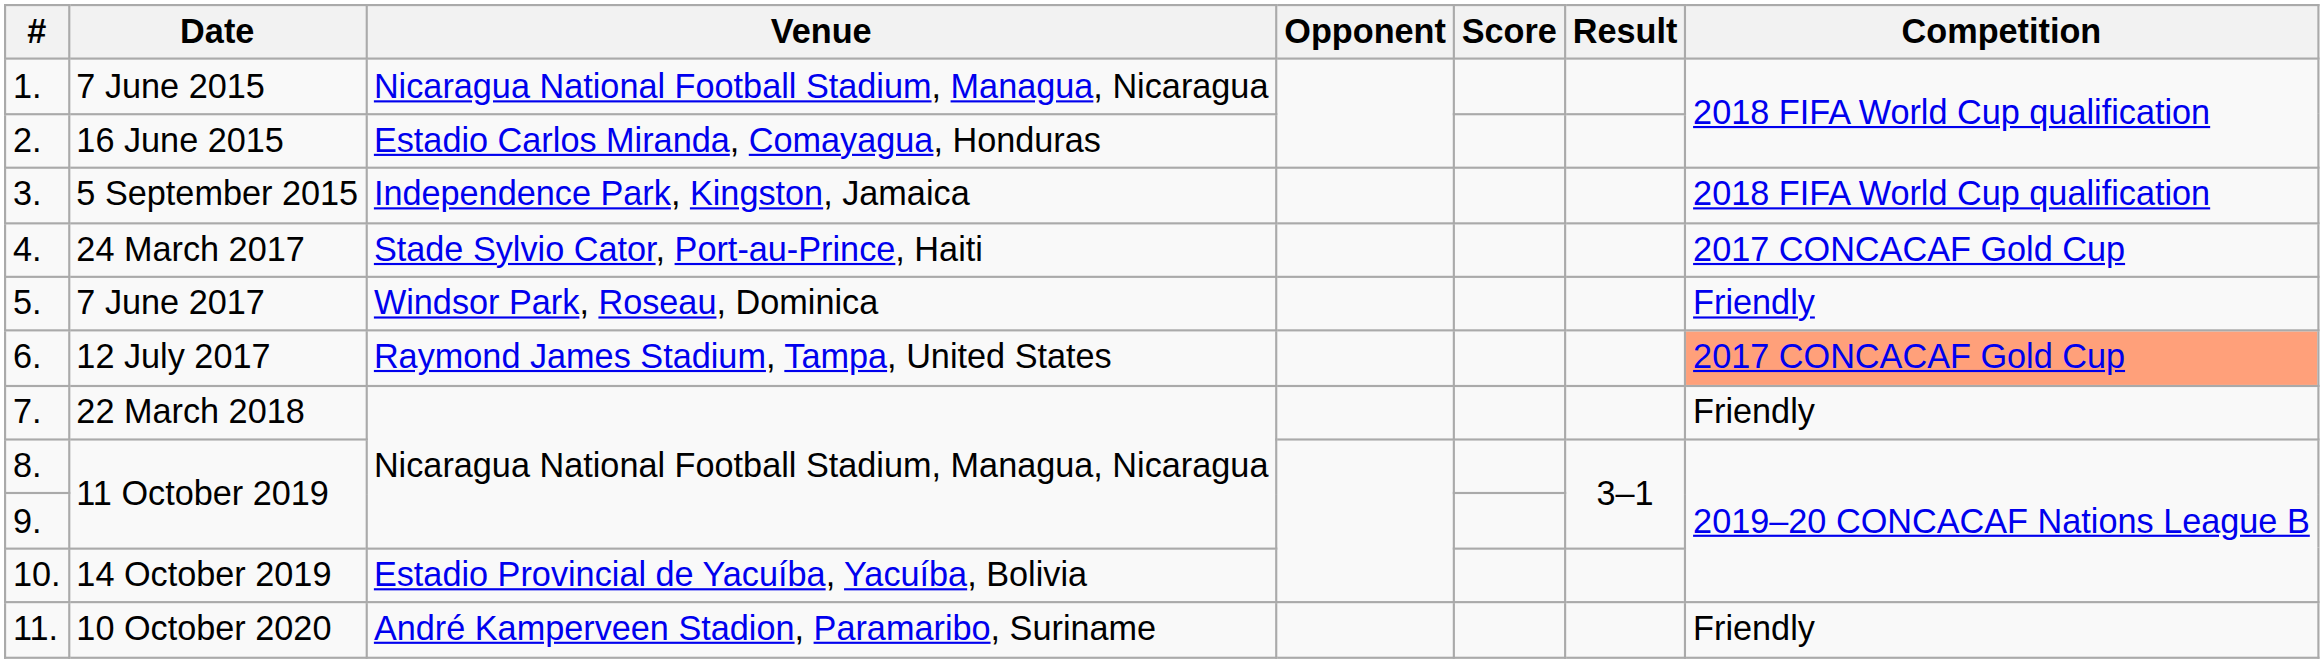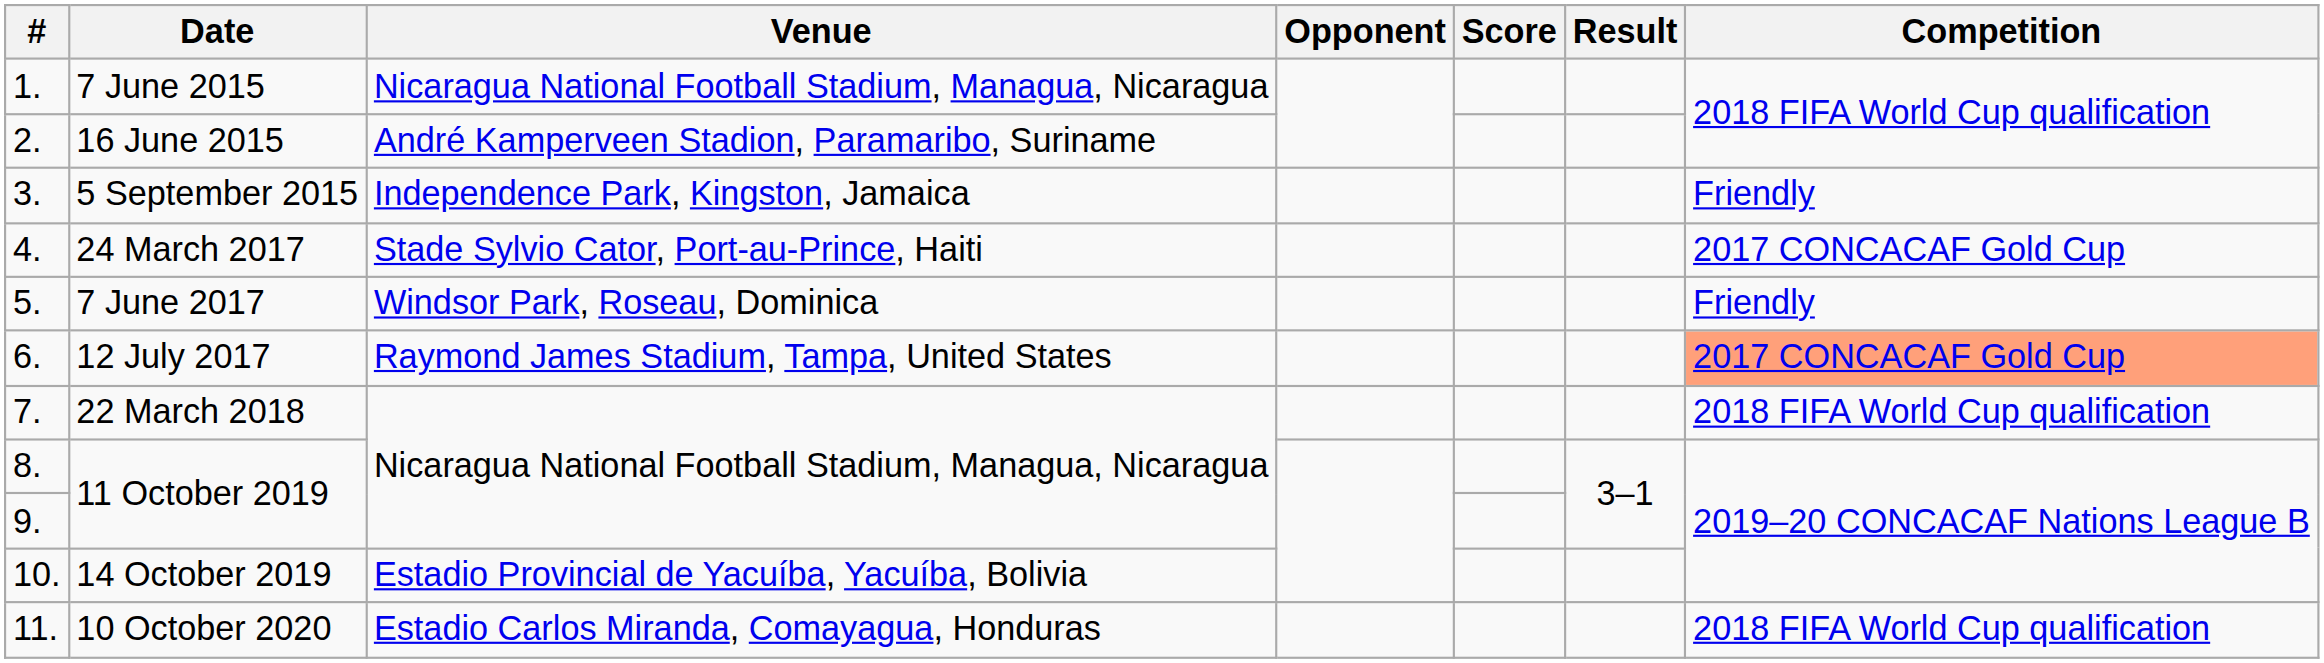(737, 140) Estadio Carlos Miranda, Comayagua, Honduras -> (765, 140) André Kamperveen Stadion, Paramaribo, Suriname
(1952, 194) 2018 FIFA World Cup qualification -> (1754, 194) Friendly
(1754, 411) Friendly -> (1952, 411) 2018 FIFA World Cup qualification
(765, 628) André Kamperveen Stadion, Paramaribo, Suriname -> (737, 628) Estadio Carlos Miranda, Comayagua, Honduras
(1754, 628) Friendly -> (1952, 628) 2018 FIFA World Cup qualification
